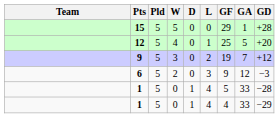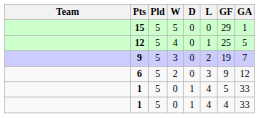- column: (264, 12)
